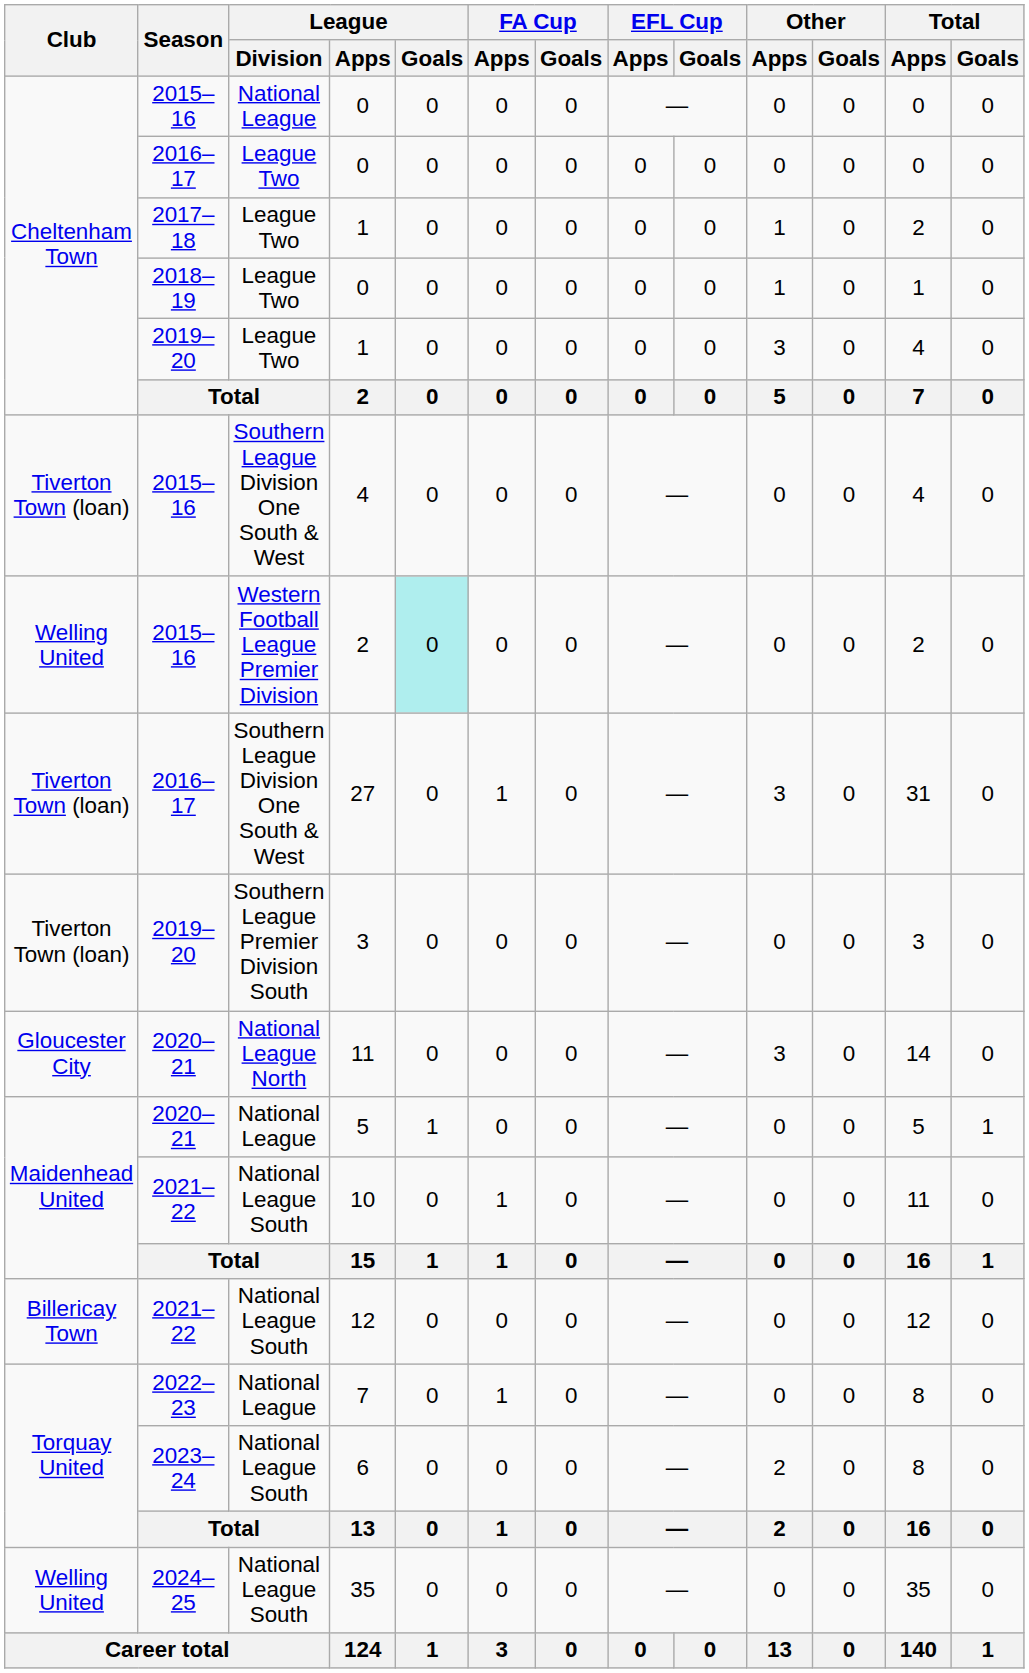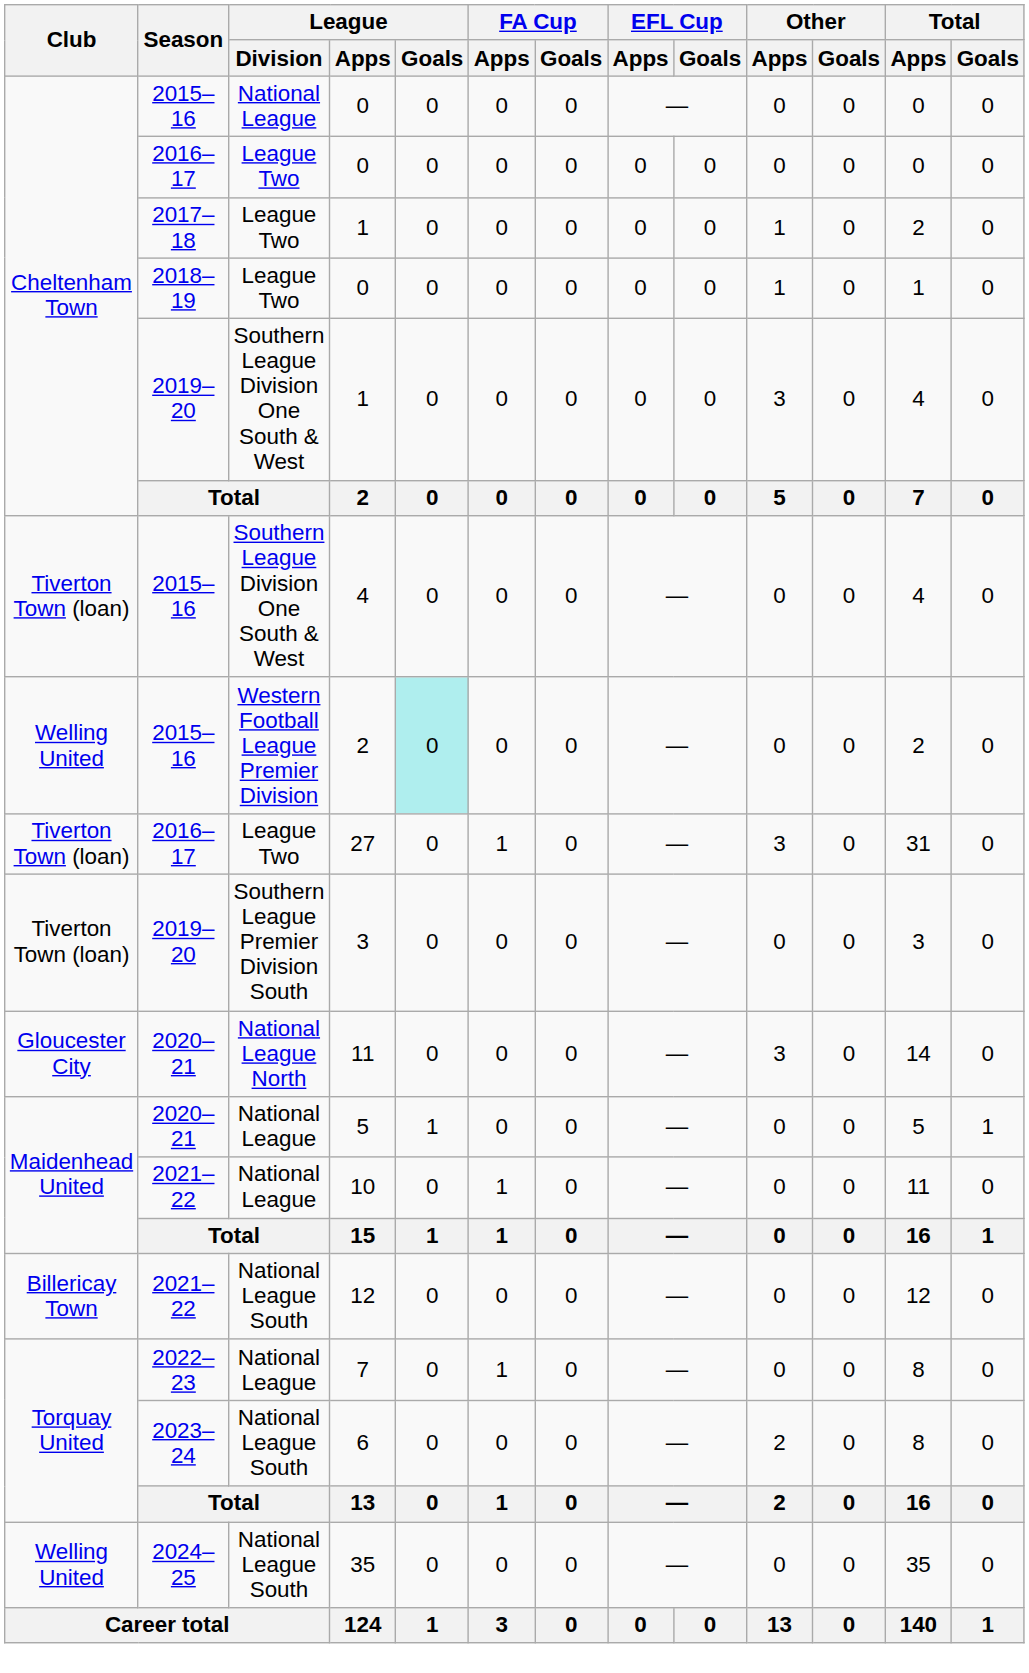(279, 348) League Two -> (279, 399) Southern League Division One South & West
(279, 793) Southern League Division One South & West -> (279, 843) League Two
(279, 1200) National League South -> (279, 1187) National League
